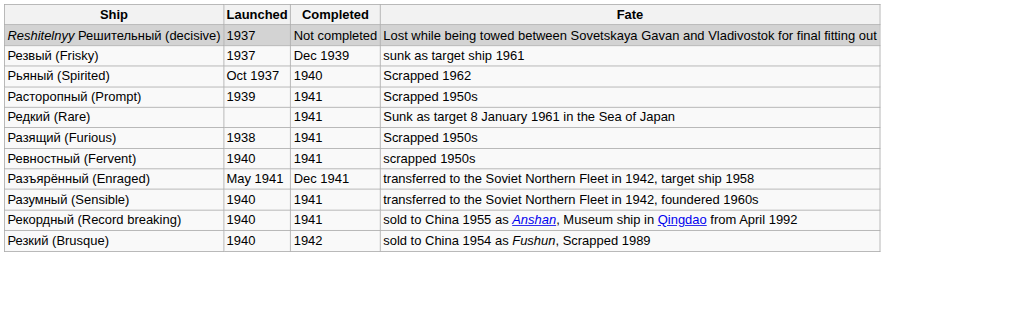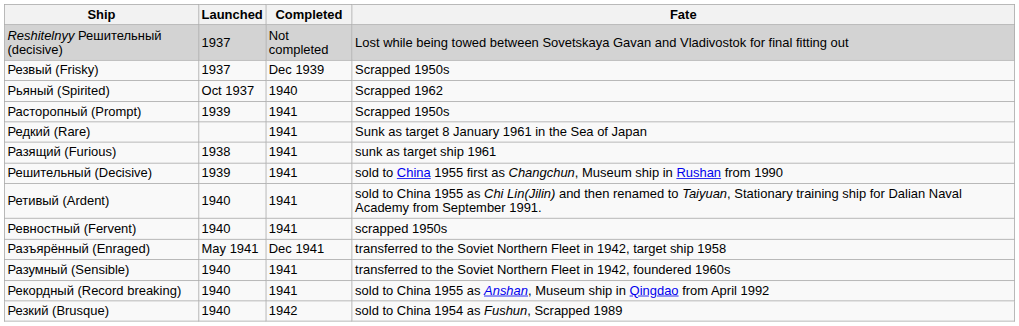(454, 55) sunk as target ship 1961 -> (402, 70) Scrapped 1950s
(430, 138) Scrapped 1950s -> (426, 152) sunk as target ship 1961
+ row: (80, 173)
+ row: (58, 201)
